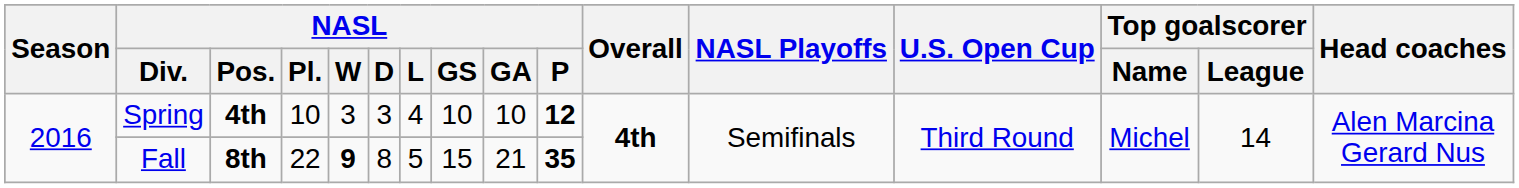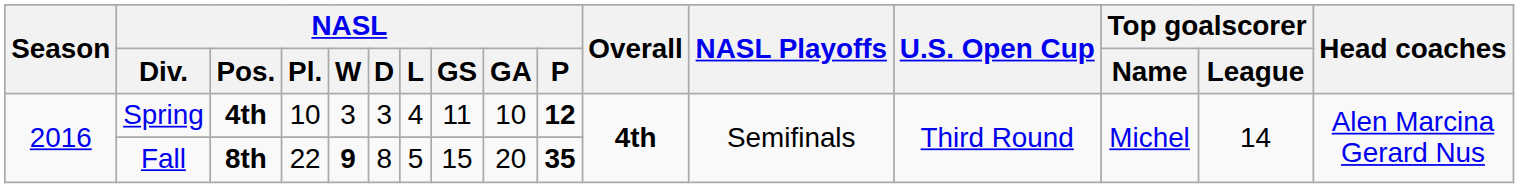(457, 114) 10 -> (457, 114) 11
(511, 159) 21 -> (511, 159) 20
